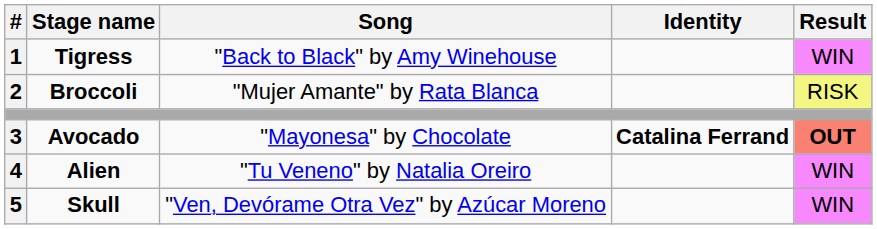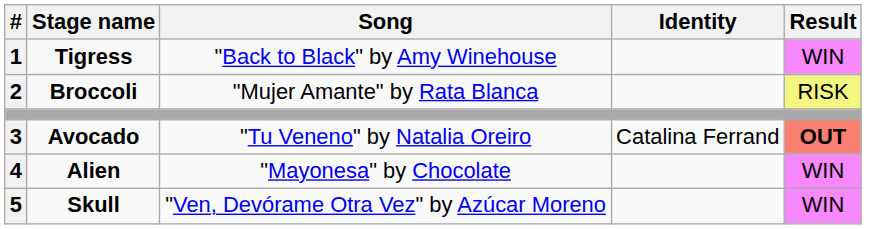(386, 136) "Mayonesa" by Chocolate -> (386, 136) "Tu Veneno" by Natalia Oreiro
(703, 136) bold -> (698, 136) normal
(386, 171) "Tu Veneno" by Natalia Oreiro -> (386, 171) "Mayonesa" by Chocolate
